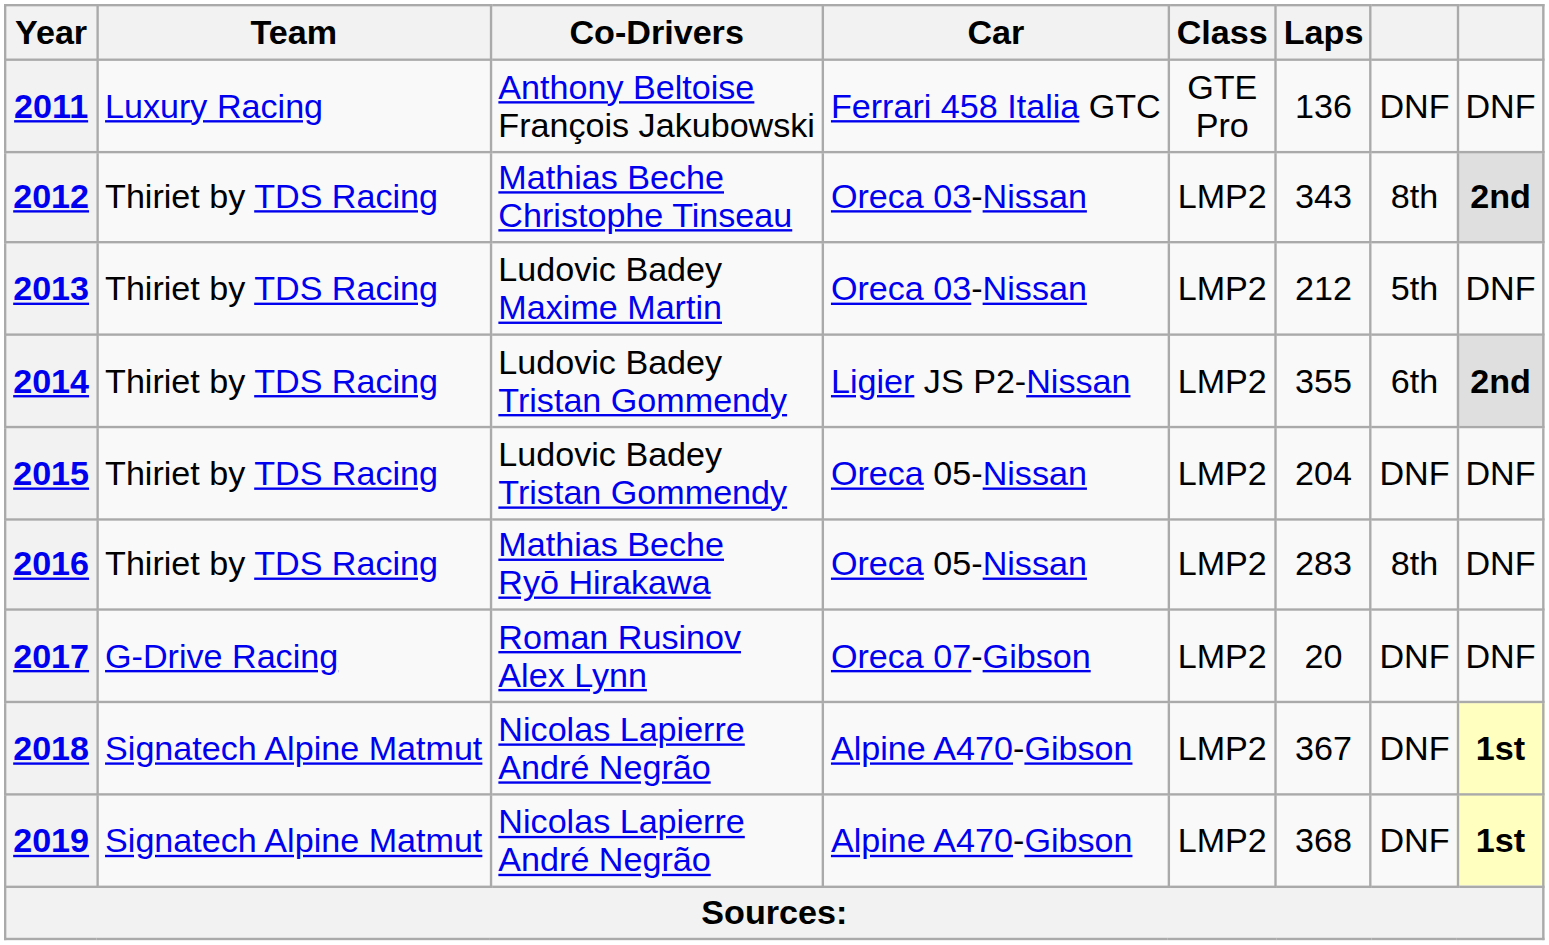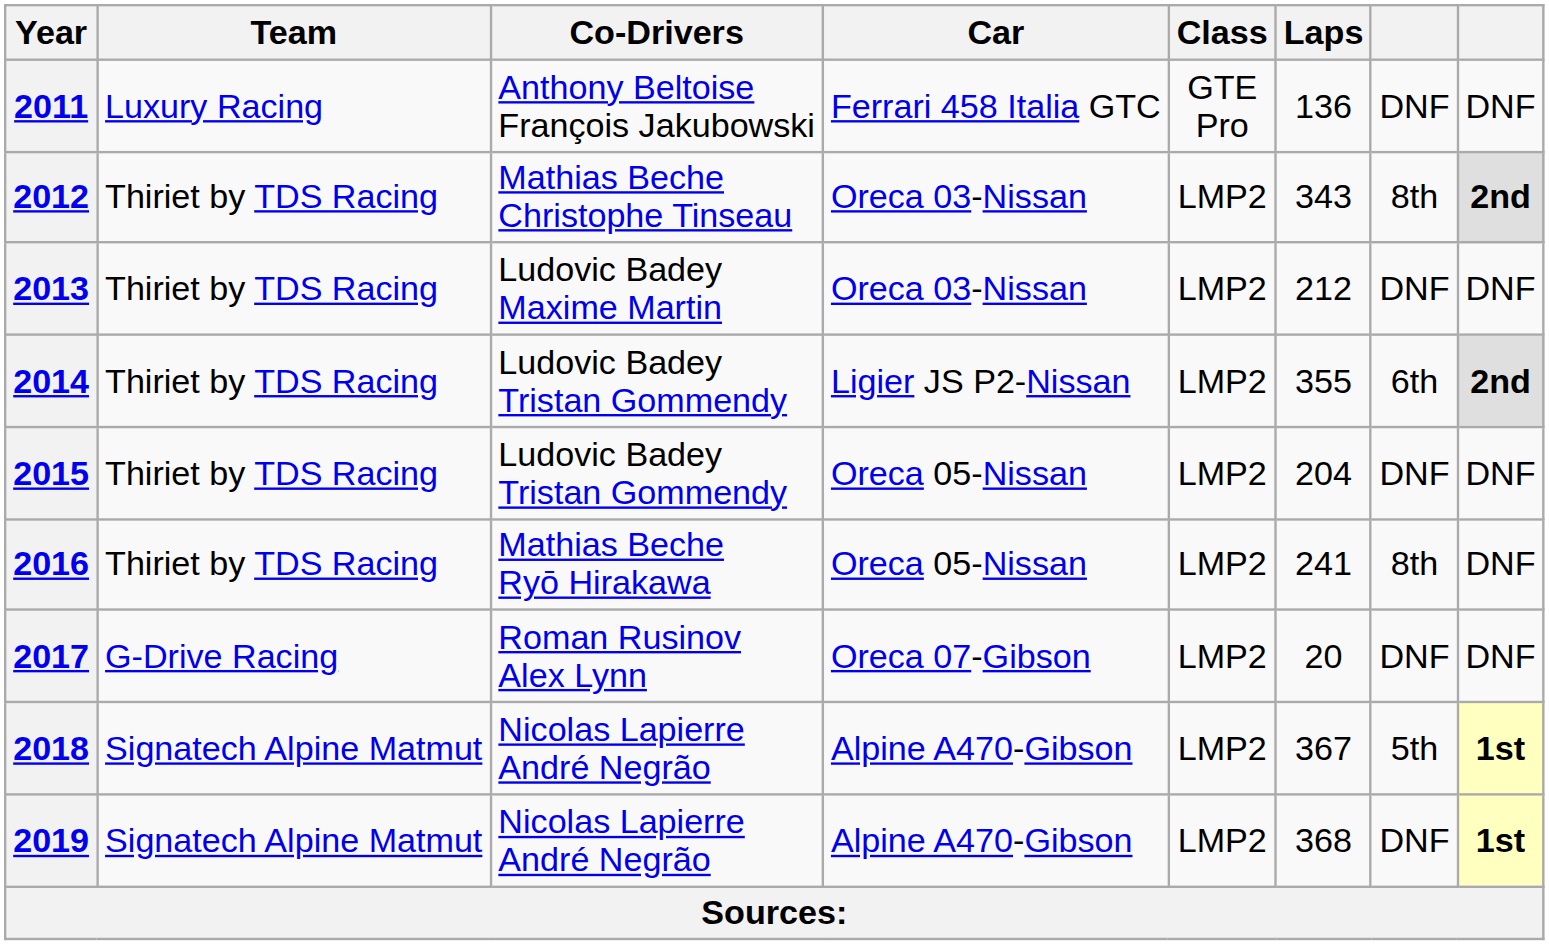(1414, 289) 5th -> (1414, 289) DNF
(1324, 565) 283 -> (1324, 565) 241
(1414, 748) DNF -> (1414, 748) 5th
